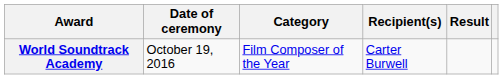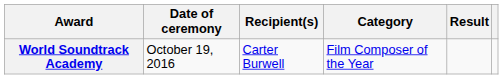columns swapped: (301, 21) <-> (405, 21)
